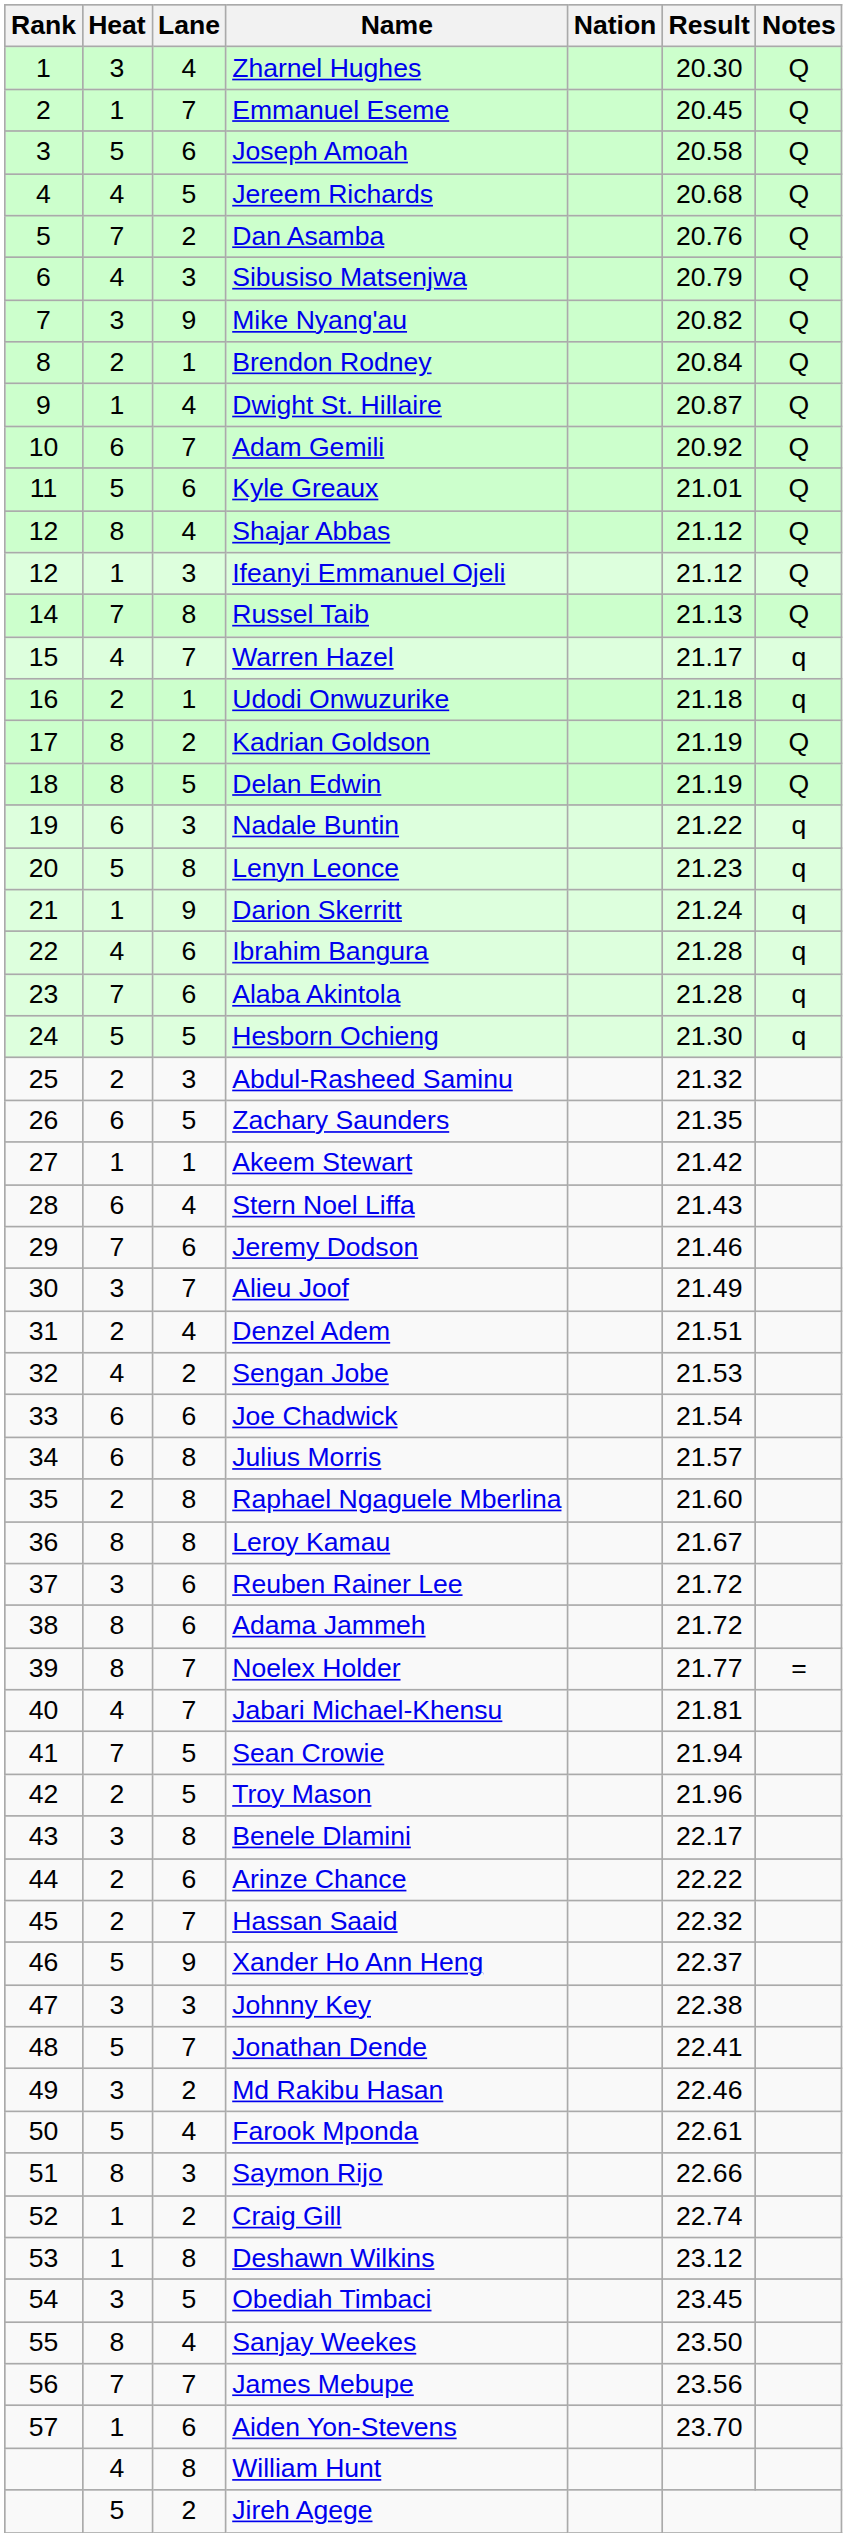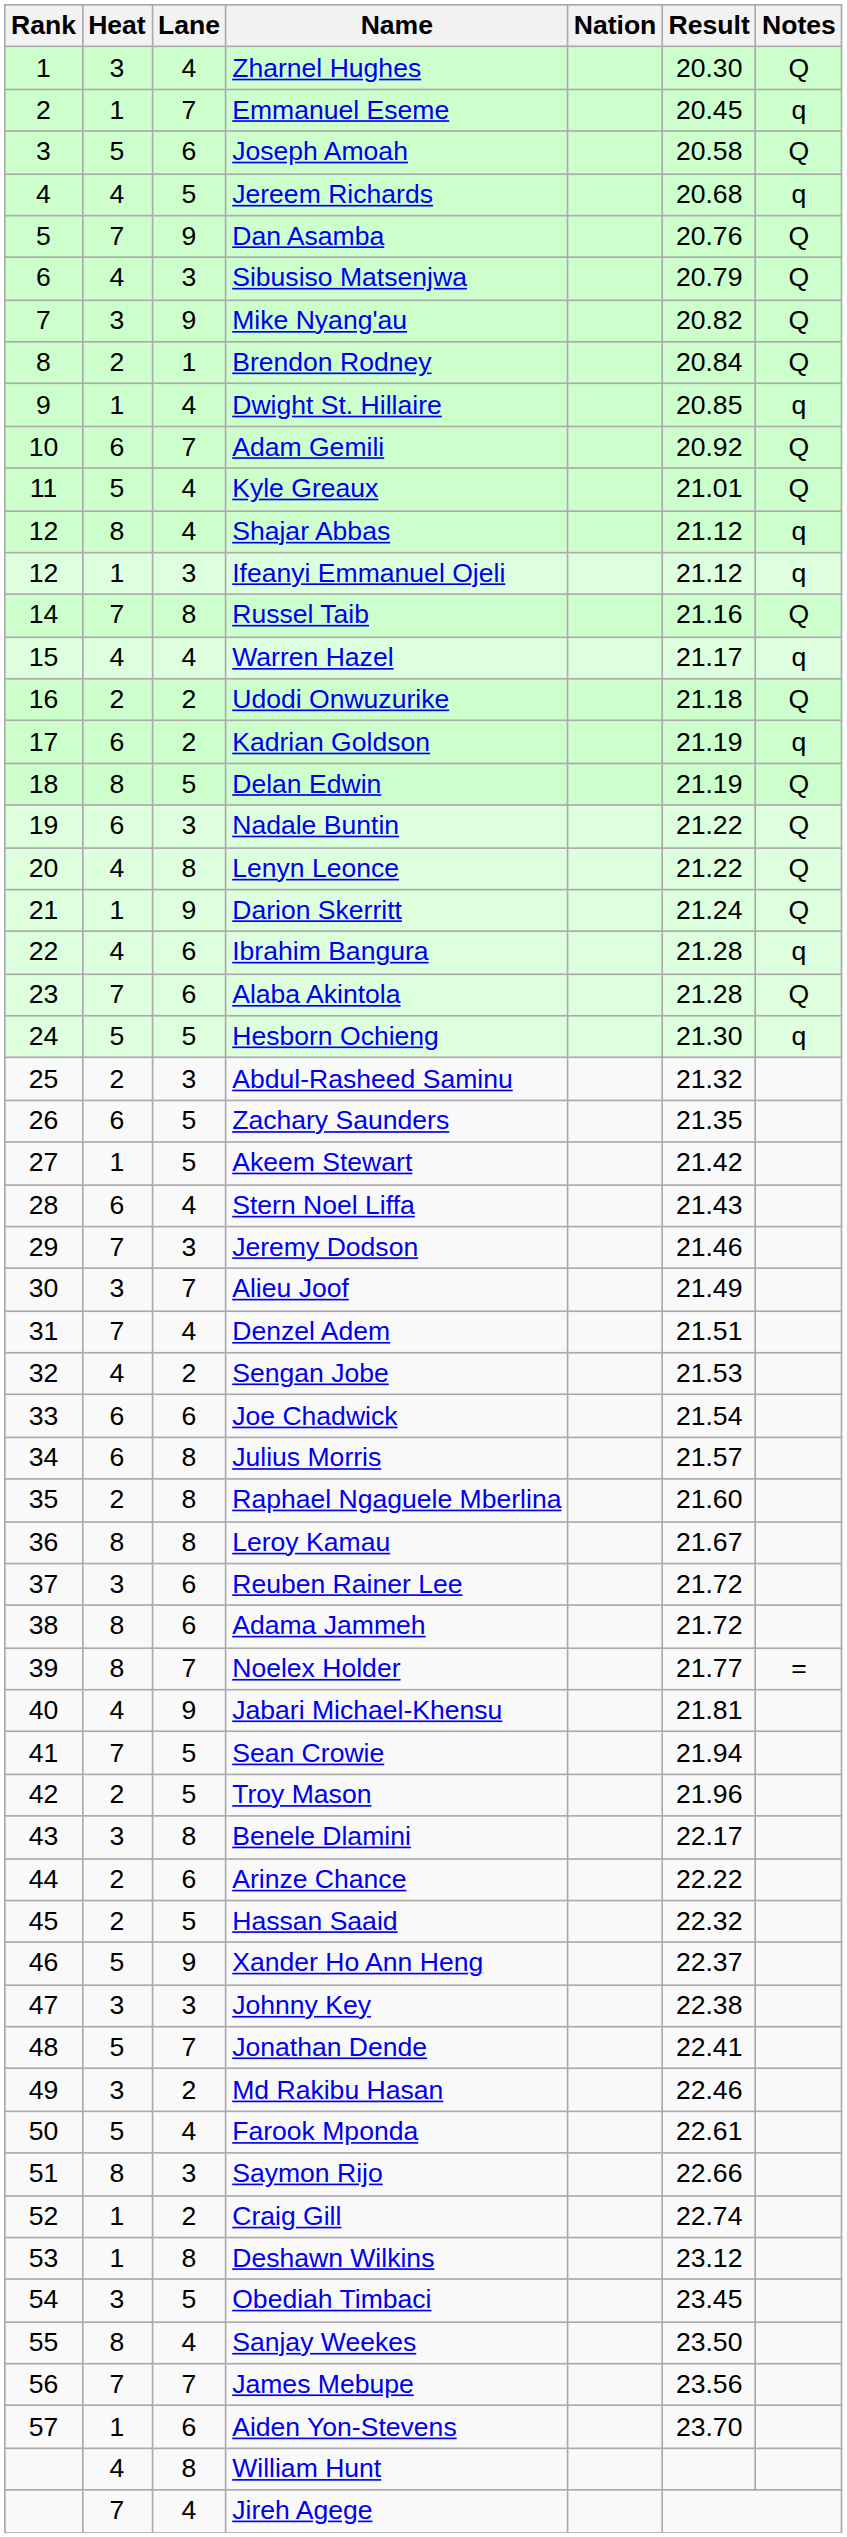(799, 109) Q -> (799, 109) q
(799, 194) Q -> (799, 194) q
(189, 236) 2 -> (189, 236) 9
(709, 404) 20.87 -> (709, 404) 20.85
(799, 404) Q -> (799, 404) q
(189, 488) 6 -> (189, 488) 4
(799, 531) Q -> (799, 531) q
(799, 573) Q -> (799, 573) q
(709, 615) 21.13 -> (709, 615) 21.16
(189, 657) 7 -> (189, 657) 4
(189, 699) 1 -> (189, 699) 2
(799, 699) q -> (799, 699) Q
(117, 741) 8 -> (117, 741) 6
(799, 741) Q -> (799, 741) q
(799, 825) q -> (799, 825) Q
(117, 868) 5 -> (117, 868) 4
(709, 868) 21.23 -> (709, 868) 21.22
(799, 868) q -> (799, 868) Q
(799, 910) q -> (799, 910) Q
(799, 994) q -> (799, 994) Q
(189, 1162) 1 -> (189, 1162) 5
(189, 1247) 6 -> (189, 1247) 3
(117, 1331) 2 -> (117, 1331) 7
(189, 1710) 7 -> (189, 1710) 9
(189, 1921) 7 -> (189, 1921) 5
(117, 2510) 5 -> (117, 2510) 7
(189, 2510) 2 -> (189, 2510) 4
